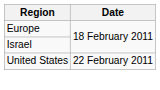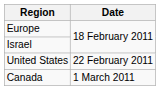+ row: (25, 77)
